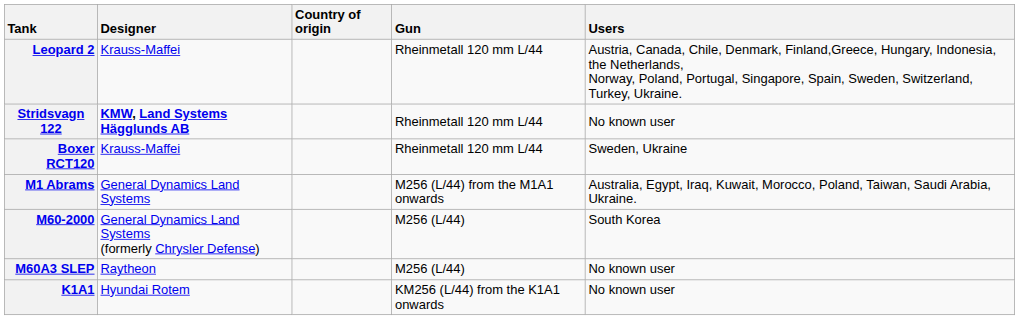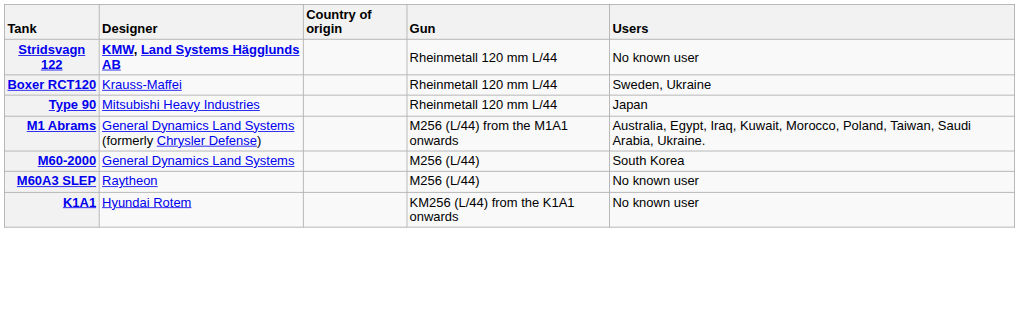- row: (64, 49)
+ row: (72, 105)
(170, 191) General Dynamics Land Systems -> (198, 133) General Dynamics Land Systems (formerly Chrysler Defense)
(180, 234) General Dynamics Land Systems (formerly Chrysler Defense) -> (198, 161) General Dynamics Land Systems
